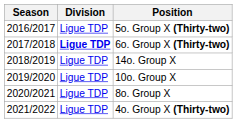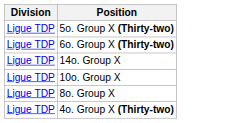- column: (31, 12)
(85, 45) bold -> (31, 45) normal
